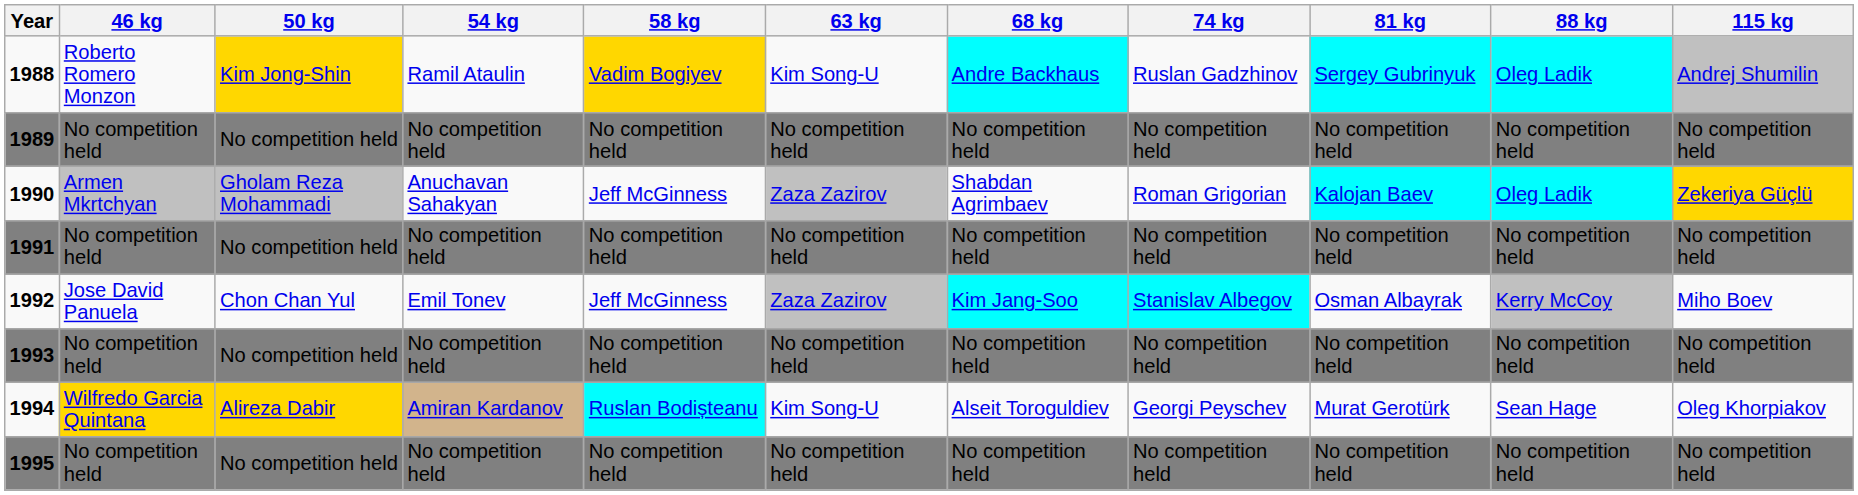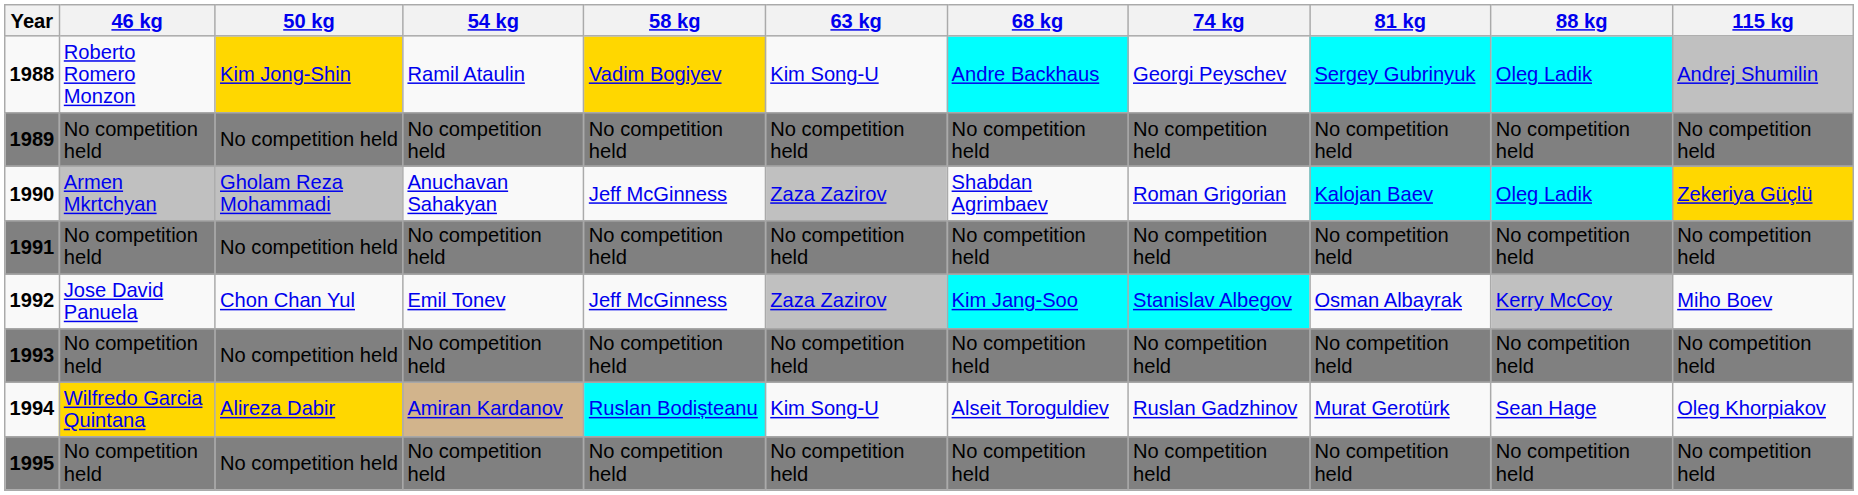(1215, 74) Ruslan Gadzhinov -> (1210, 74) Georgi Peyschev
(1210, 409) Georgi Peyschev -> (1215, 409) Ruslan Gadzhinov
